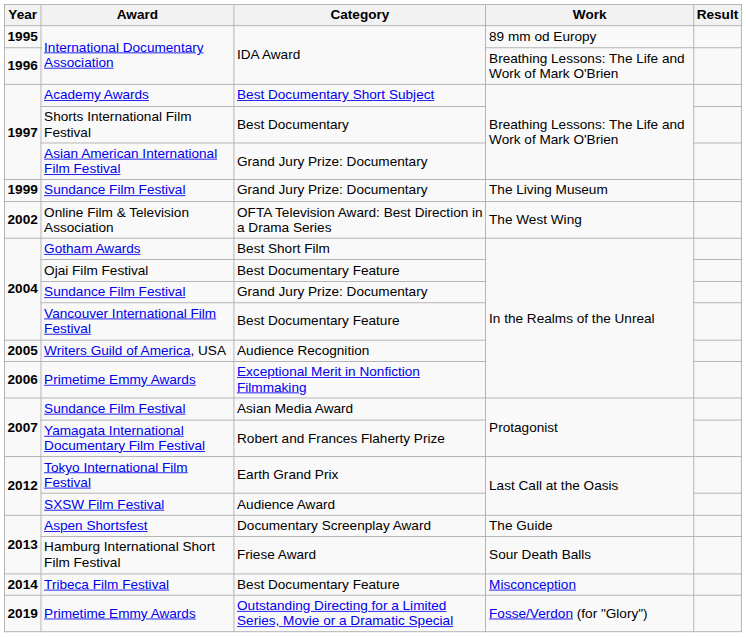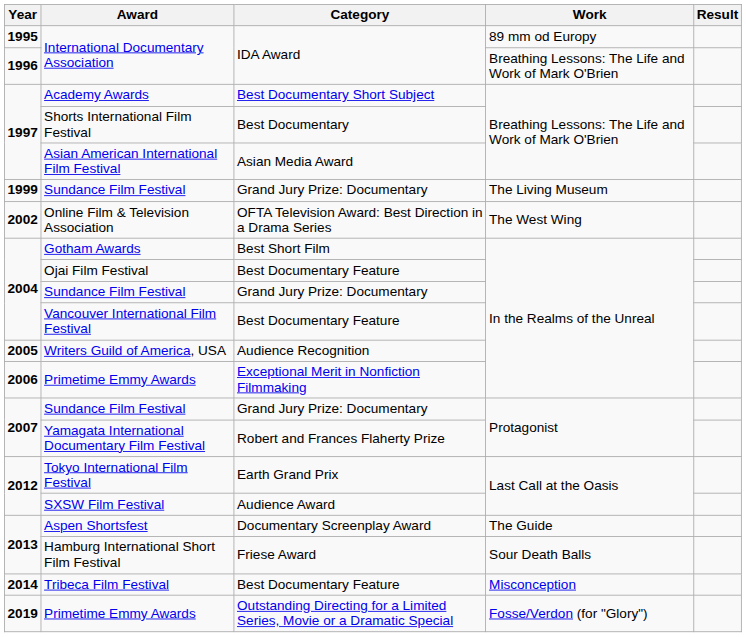(332, 161) Grand Jury Prize: Documentary -> (295, 161) Asian Media Award
(295, 409) Asian Media Award -> (332, 409) Grand Jury Prize: Documentary
